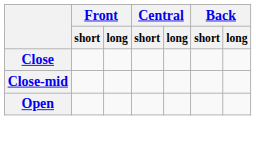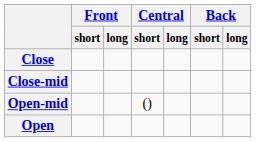+ row: (38, 103)
